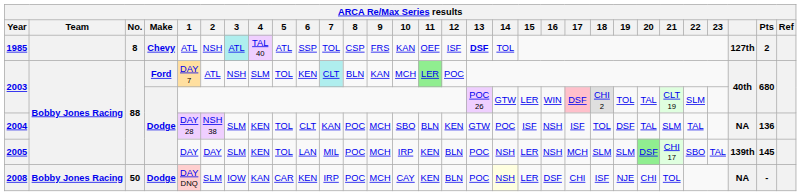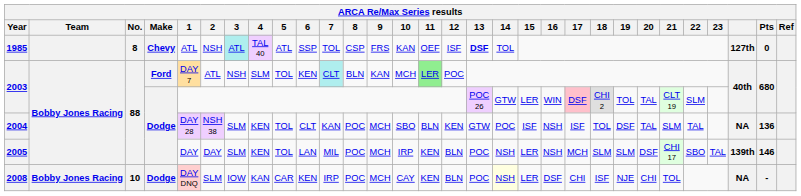(767, 48) 2 -> (767, 48) 0
(649, 152) lightgreen background -> (649, 152) no background
(767, 152) 145 -> (767, 152) 146
(135, 178) 50 -> (135, 178) 10
